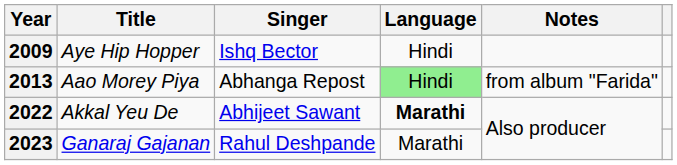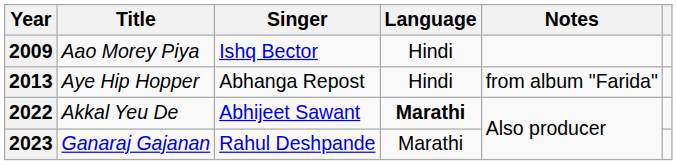(130, 50) Aye Hip Hopper -> (130, 50) Aao Morey Piya
(130, 81) Aao Morey Piya -> (130, 81) Aye Hip Hopper
(431, 81) lightgreen background -> (431, 81) no background
